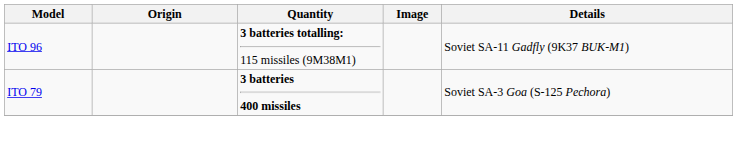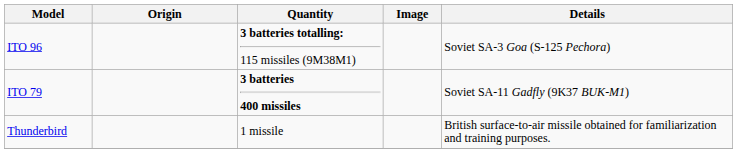(537, 46) Soviet SA-11 Gadfly (9K37 BUK-M1) -> (527, 46) Soviet SA-3 Goa (S-125 Pechora)
(527, 92) Soviet SA-3 Goa (S-125 Pechora) -> (537, 92) Soviet SA-11 Gadfly (9K37 BUK-M1)
+ row: (37, 131)
